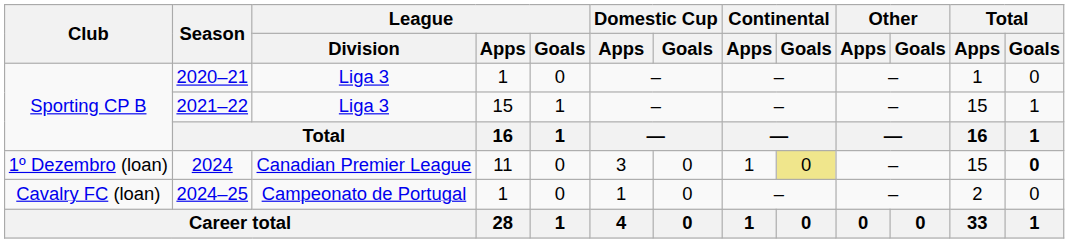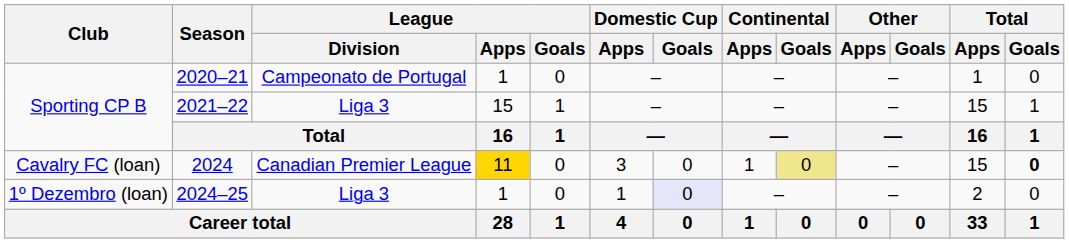(364, 77) Liga 3 -> (364, 77) Campeonato de Portugal
(88, 164) 1º Dezembro (loan) -> (88, 164) Cavalry FC (loan)
(503, 164) no background -> (503, 164) gold background
(88, 194) Cavalry FC (loan) -> (88, 194) 1º Dezembro (loan)
(364, 194) Campeonato de Portugal -> (364, 194) Liga 3
(687, 194) no background -> (687, 194) lavender background
